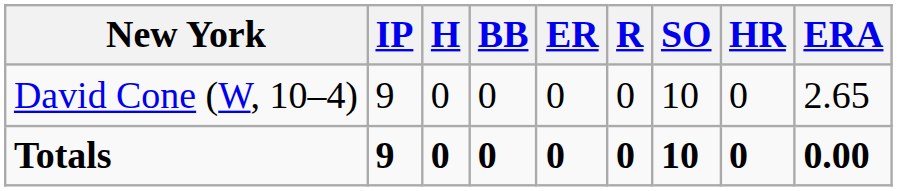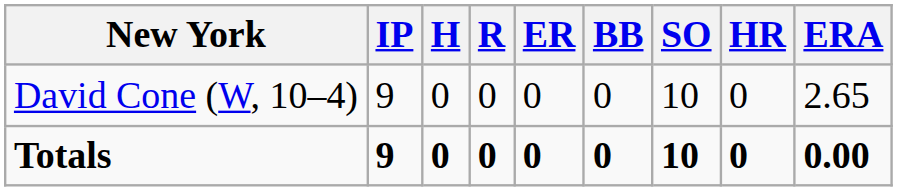columns swapped: (630, 34) <-> (503, 34)
